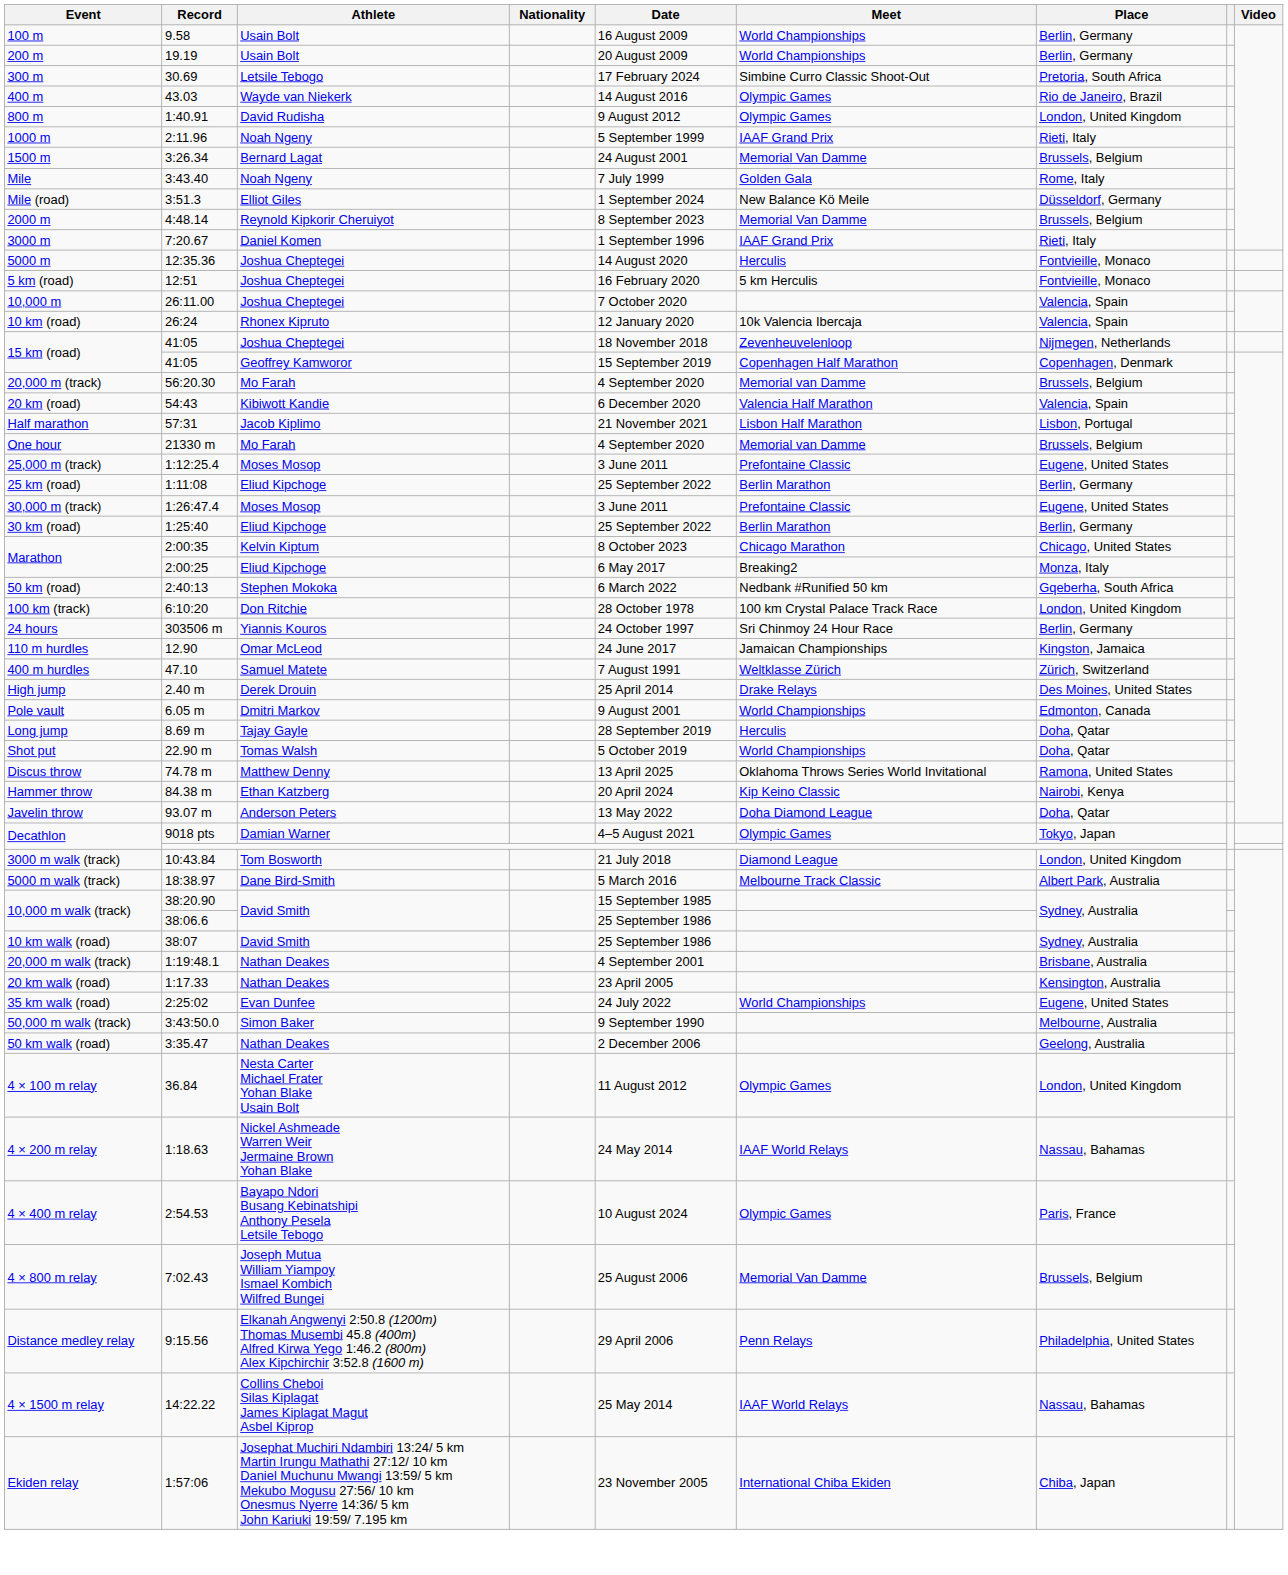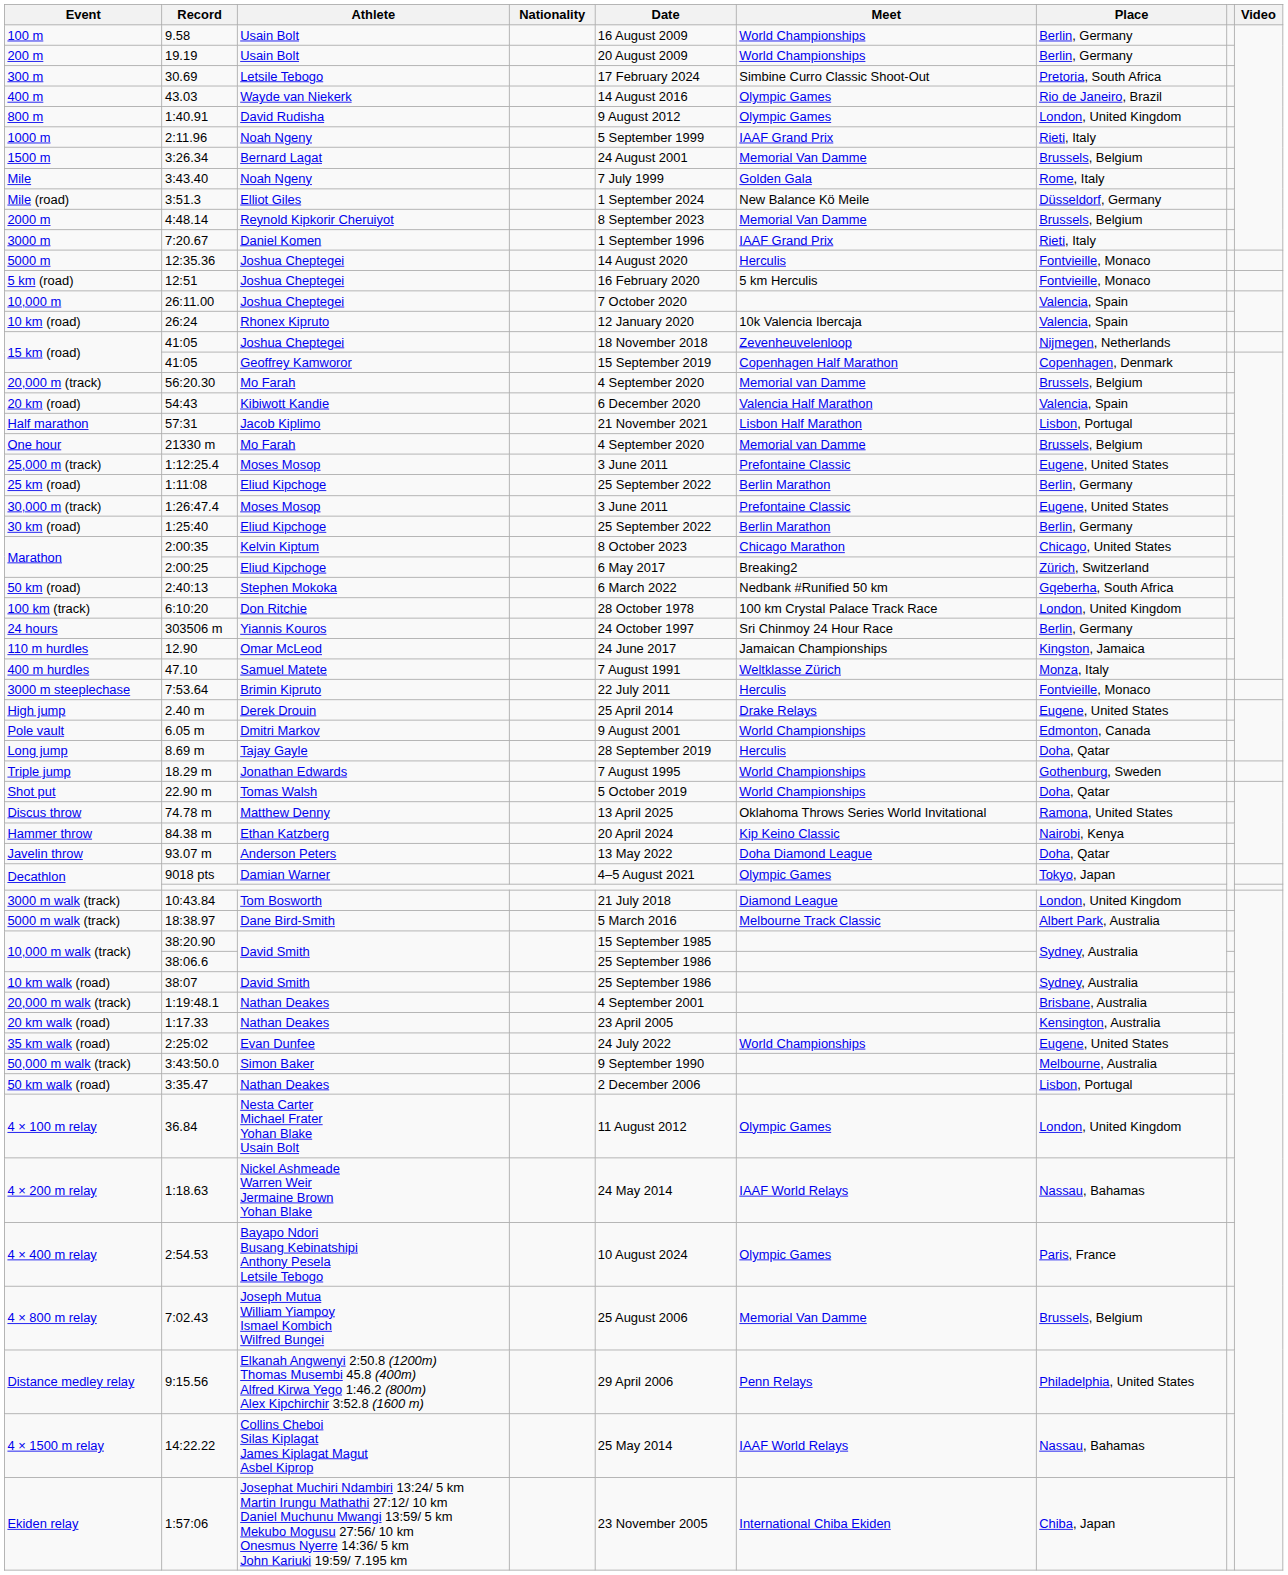(1074, 567) Monza, Italy -> (1094, 567) Zürich, Switzerland
(1094, 669) Zürich, Switzerland -> (1074, 669) Monza, Italy
+ row: (69, 690)
(1116, 690) Des Moines, United States -> (1104, 710) Eugene, United States
+ row: (39, 772)
(1092, 1043) Geelong, Australia -> (1086, 1084) Lisbon, Portugal
